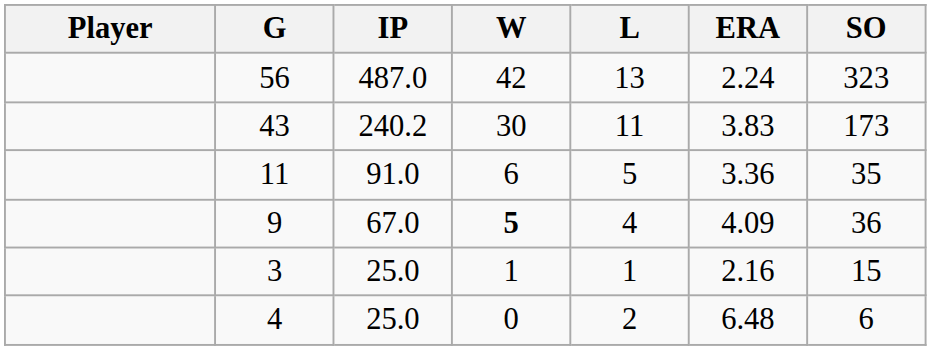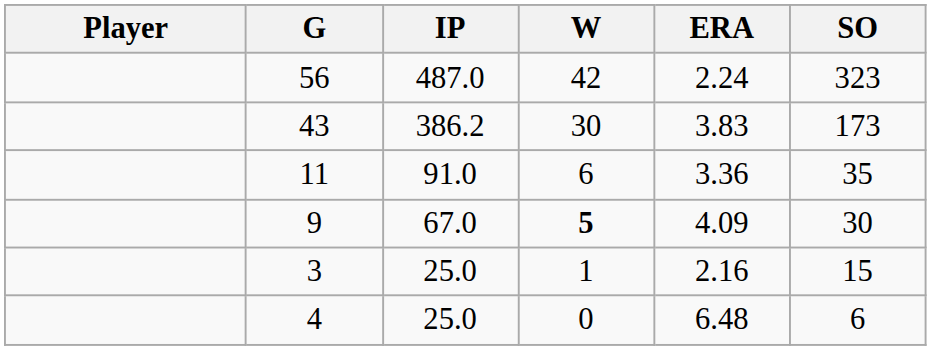- column: (630, 28)
(393, 125) 240.2 -> (450, 125) 386.2
(866, 222) 36 -> (858, 222) 30
